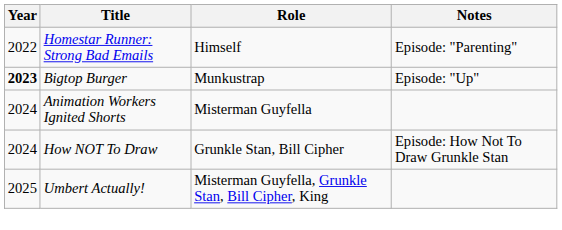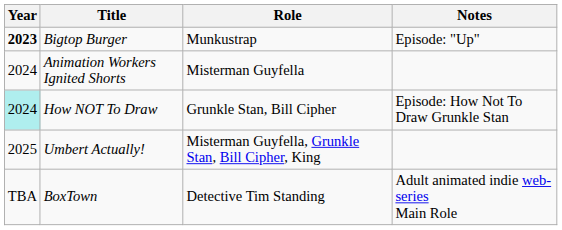- row: (98, 47)
(22, 149) no background -> (22, 109) paleturquoise background
+ row: (70, 197)
